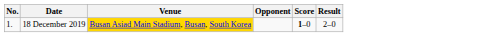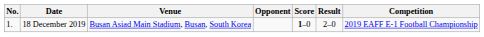+ column: (411, 10)
(170, 24) gold background -> (170, 24) no background
